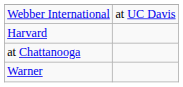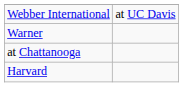rows swapped: (25, 71) <-> (27, 33)
